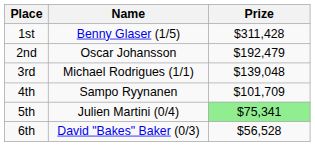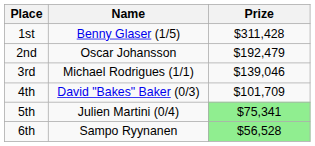(259, 72) $139,048 -> (259, 72) $139,046
(128, 92) Sampo Ryynanen -> (128, 92) David "Bakes" Baker (0/3)
(128, 131) David "Bakes" Baker (0/3) -> (128, 131) Sampo Ryynanen
(259, 131) no background -> (259, 131) lightgreen background
